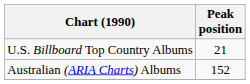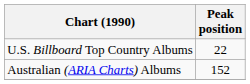(220, 49) 21 -> (220, 49) 22
